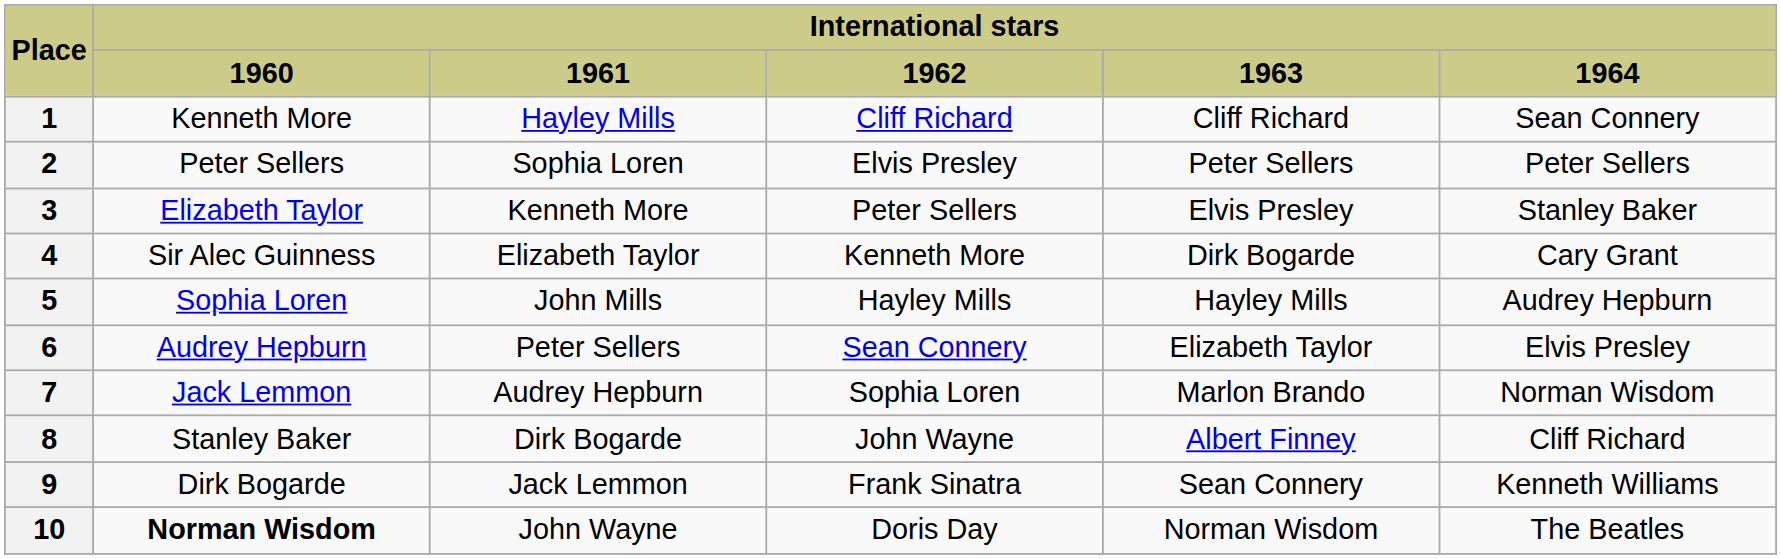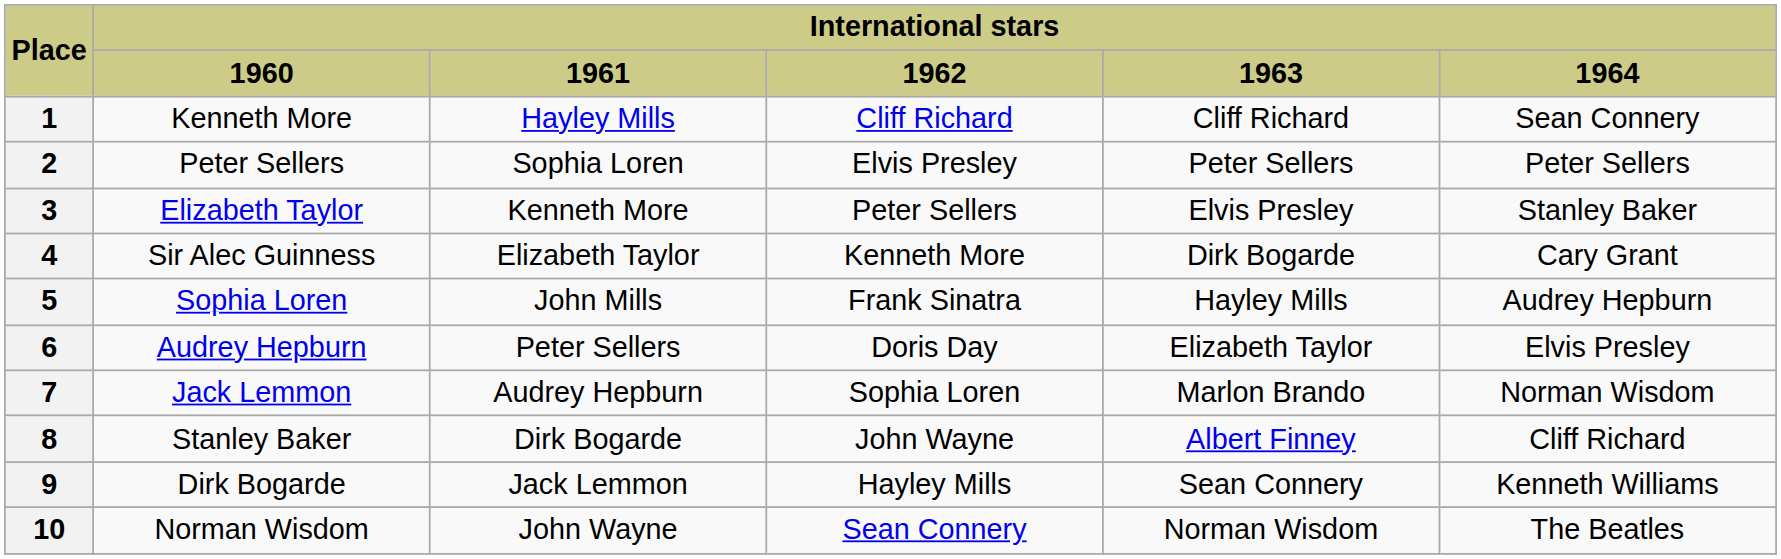(935, 301) Hayley Mills -> (935, 301) Frank Sinatra
(935, 347) Sean Connery -> (935, 347) Doris Day
(935, 484) Frank Sinatra -> (935, 484) Hayley Mills
(262, 529) bold -> (262, 529) normal
(935, 529) Doris Day -> (935, 529) Sean Connery
